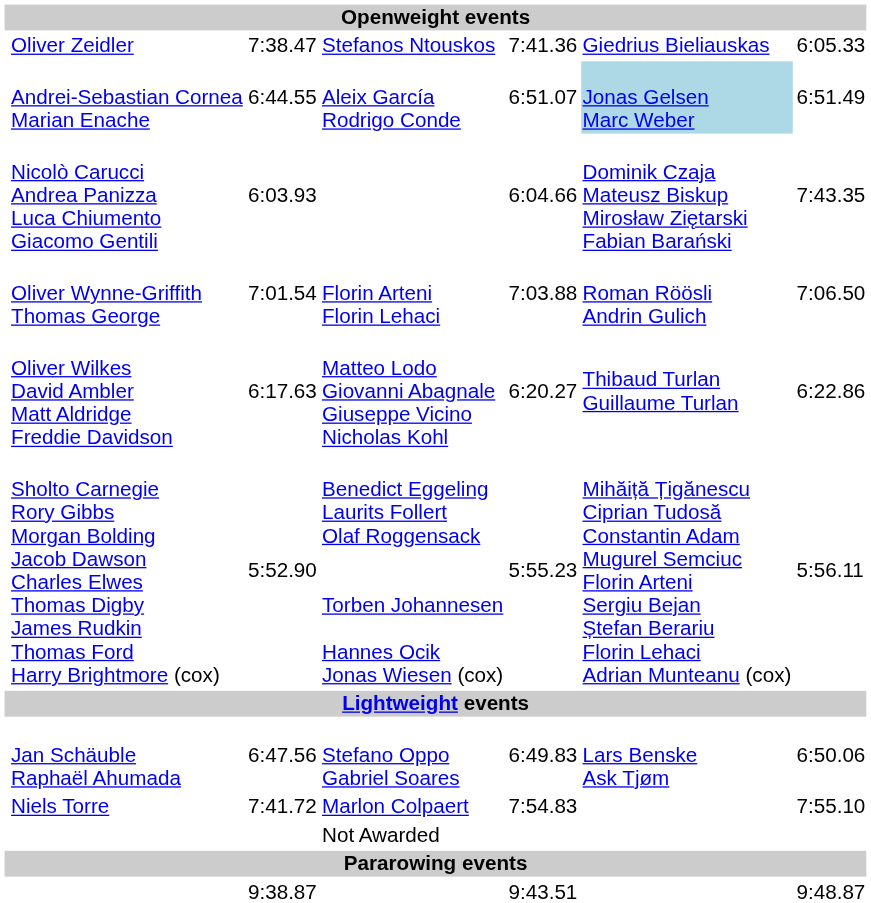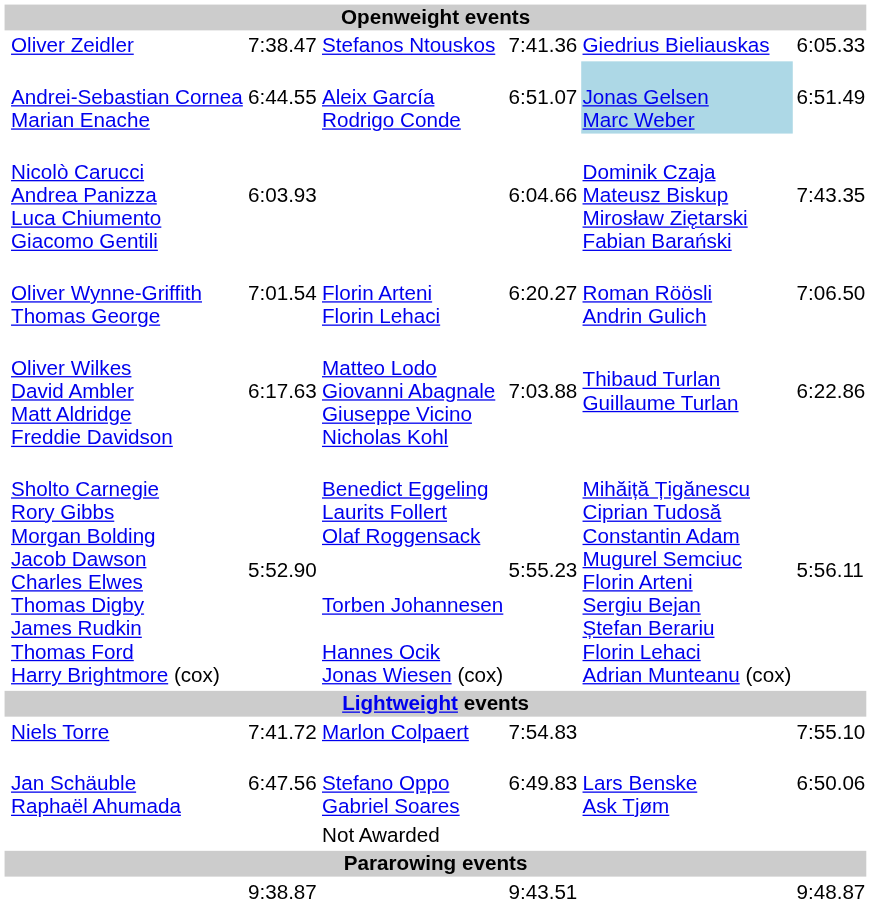(543, 293) 7:03.88 -> (543, 293) 6:20.27
(543, 391) 6:20.27 -> (543, 391) 7:03.88
rows swapped: (60, 806) <-> (96, 766)
